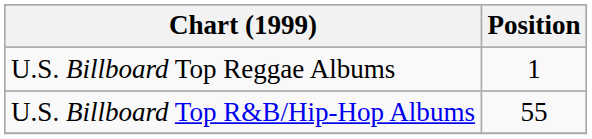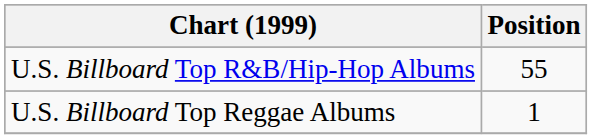rows swapped: (203, 68) <-> (243, 111)
